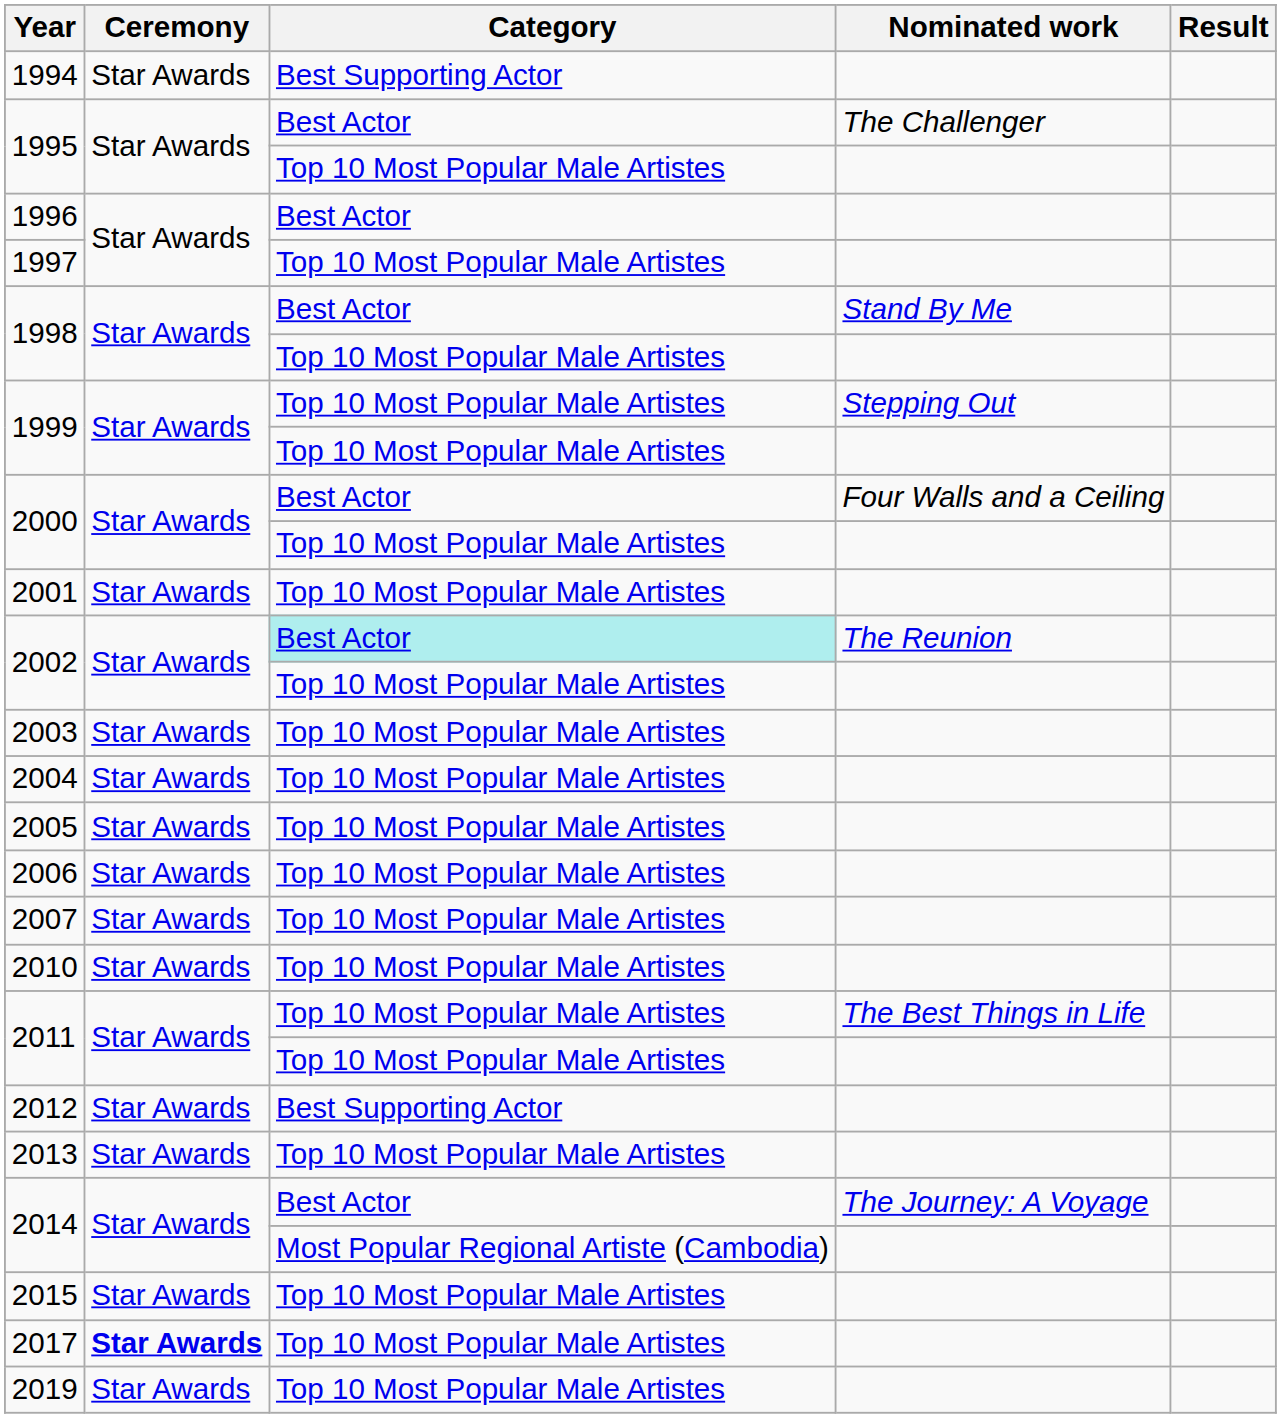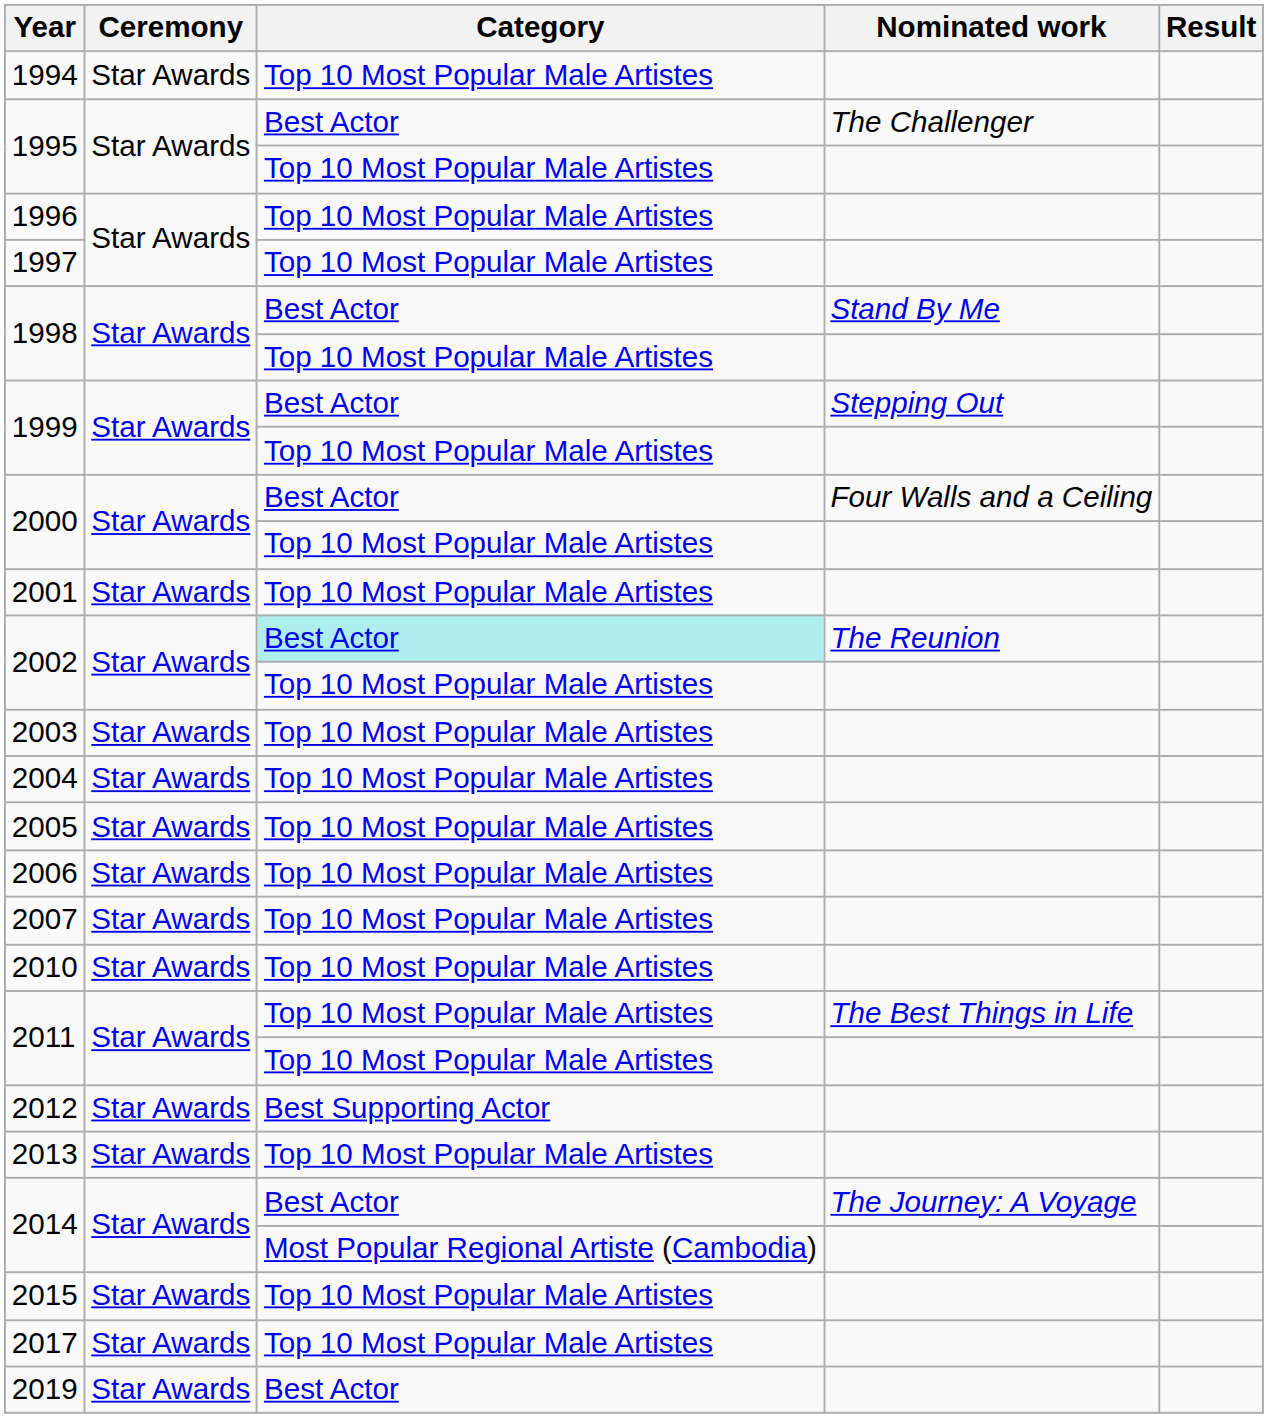(419, 74) Best Supporting Actor -> (488, 74) Top 10 Most Popular Male Artistes
(343, 215) Best Actor -> (488, 215) Top 10 Most Popular Male Artistes
(501, 403) Top 10 Most Popular Male Artistes -> (331, 403) Best Actor
(177, 1342) bold -> (171, 1342) normal
(501, 1389) Top 10 Most Popular Male Artistes -> (331, 1389) Best Actor
